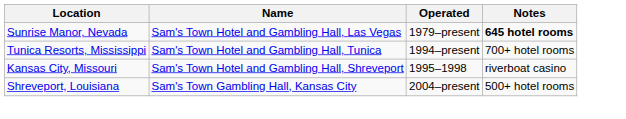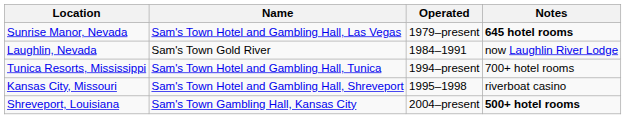+ row: (52, 50)
(530, 86) normal -> (532, 104) bold
